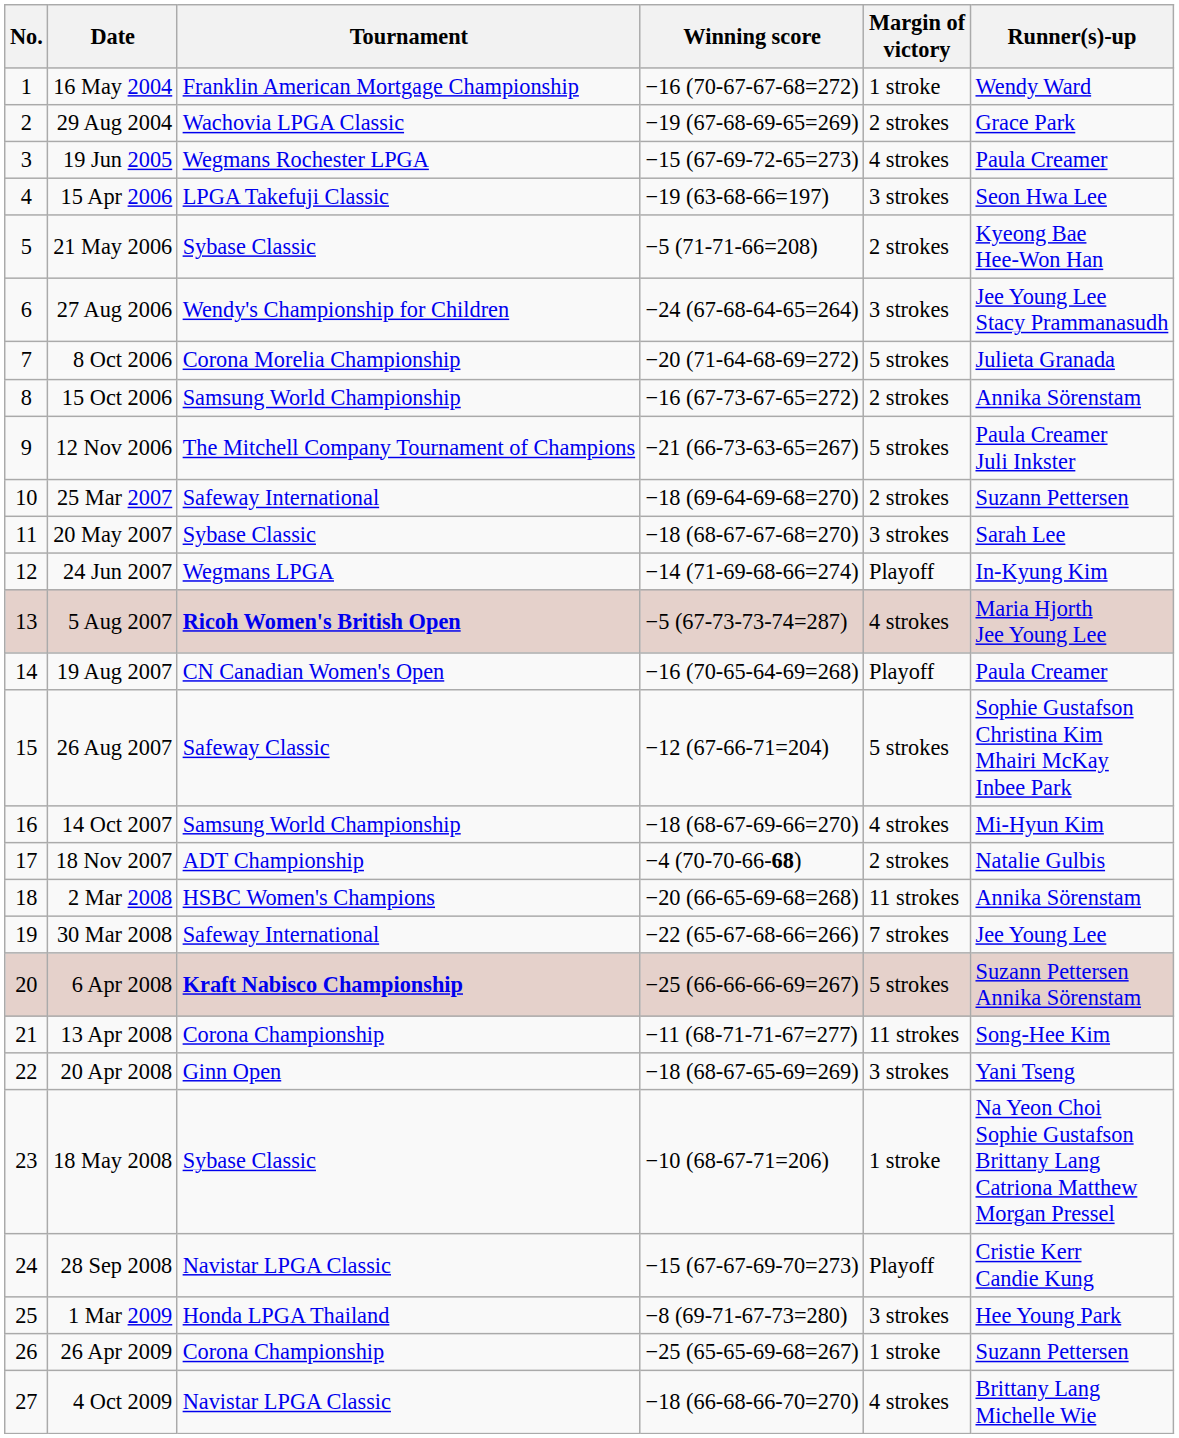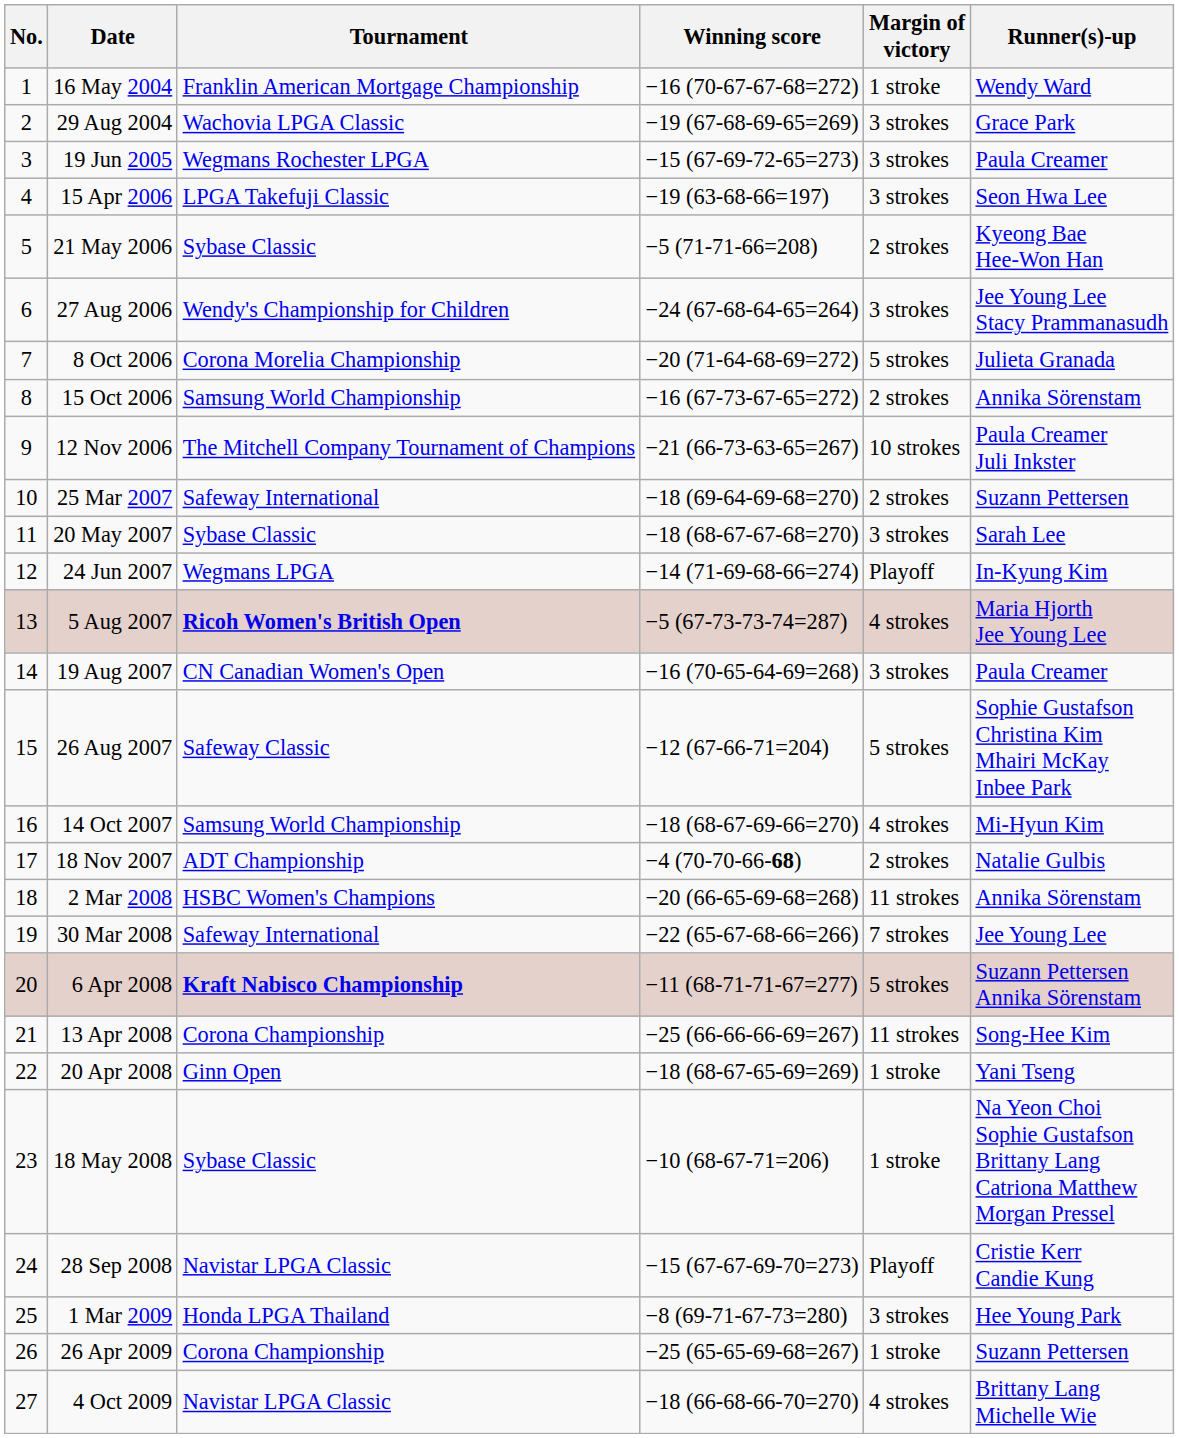(909, 123) 2 strokes -> (909, 123) 3 strokes
(909, 160) 4 strokes -> (909, 160) 3 strokes
(909, 447) 5 strokes -> (915, 447) 10 strokes
(902, 671) Playoff -> (909, 671) 3 strokes
(752, 984) −25 (66-66-66-69=267) -> (752, 984) −11 (68-71-71-67=277)
(752, 1034) −11 (68-71-71-67=277) -> (752, 1034) −25 (66-66-66-69=267)
(909, 1071) 3 strokes -> (905, 1071) 1 stroke
